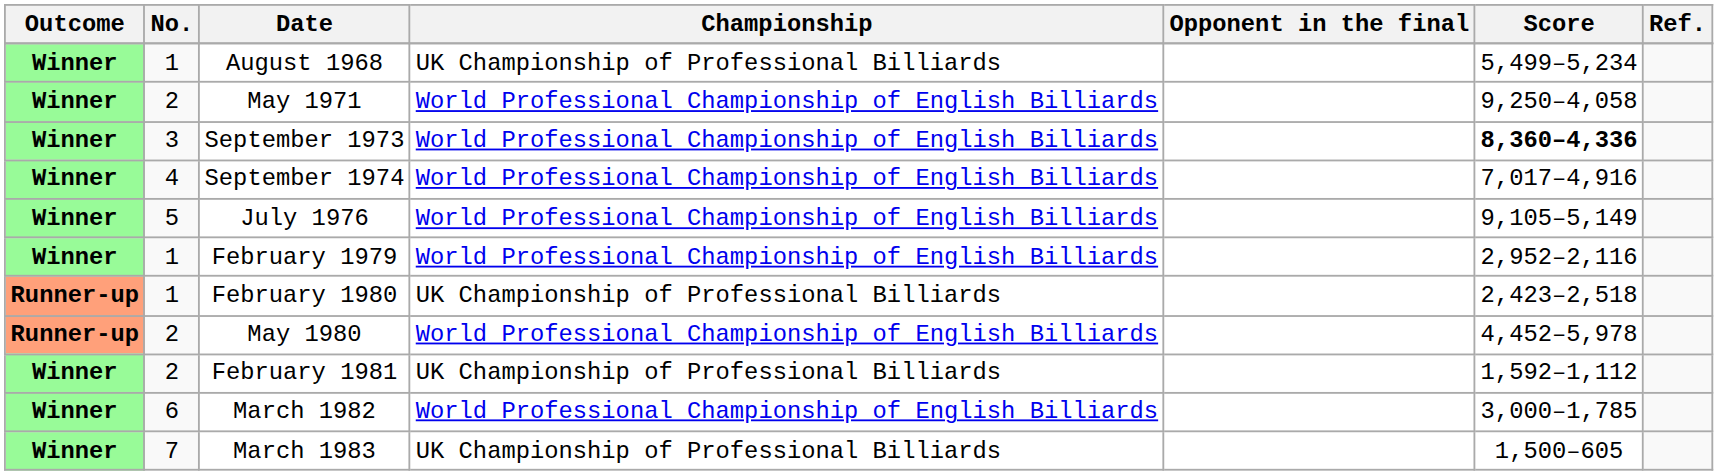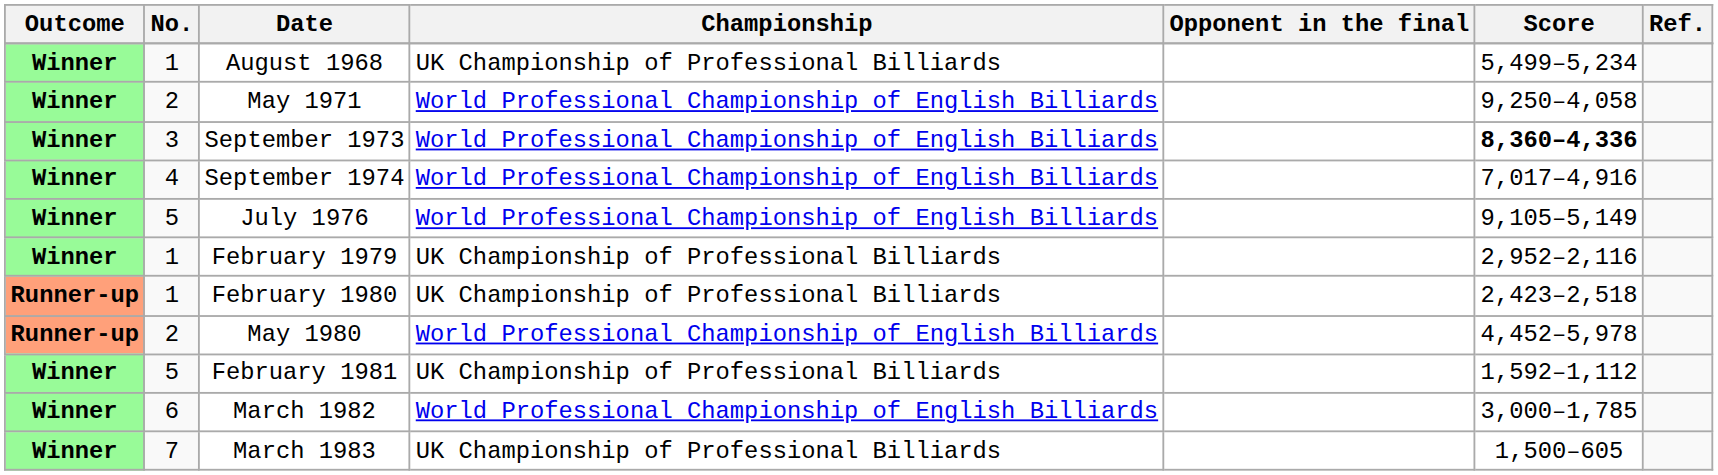(787, 257) World Professional Championship of English Billiards -> (708, 257) UK Championship of Professional Billiards
(172, 373) 2 -> (172, 373) 5
